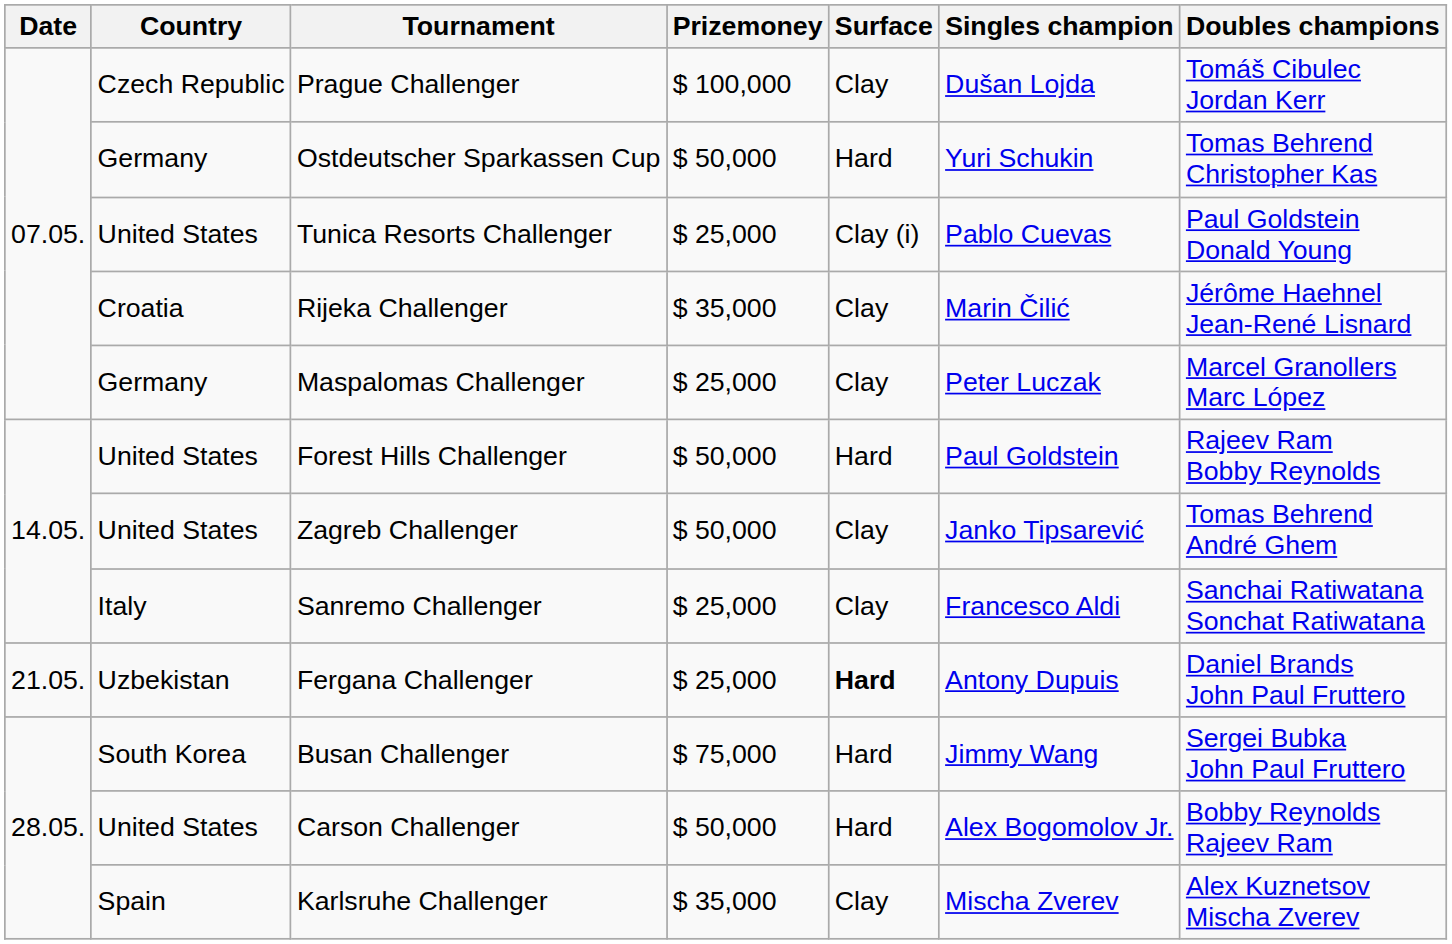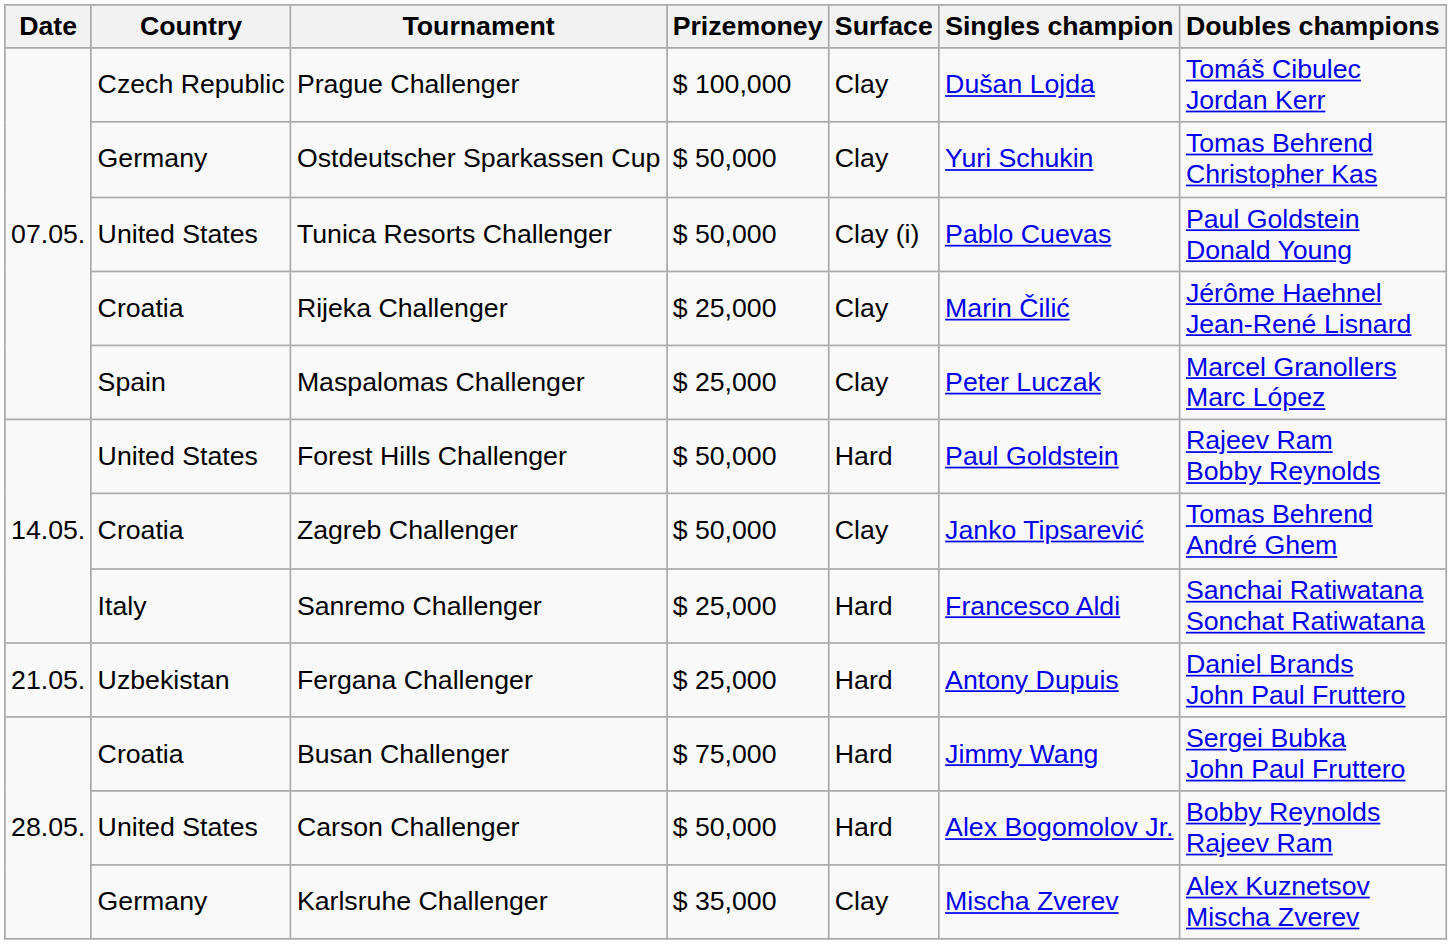(864, 158) Hard -> (862, 158) Clay
(725, 233) $ 25,000 -> (725, 233) $ 50,000
(725, 307) $ 35,000 -> (725, 307) $ 25,000
(152, 381) Germany -> (132, 381) Spain
(178, 530) United States -> (141, 530) Croatia
(862, 604) Clay -> (864, 604) Hard
(865, 678) bold -> (864, 678) normal
(172, 753) South Korea -> (141, 753) Croatia
(132, 901) Spain -> (152, 901) Germany
